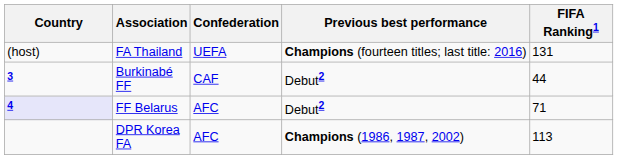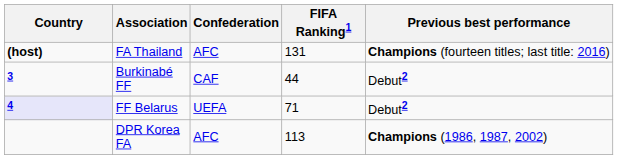columns swapped: (571, 23) <-> (406, 23)
(23, 52) normal -> (25, 52) bold
(210, 52) UEFA -> (206, 52) AFC
(206, 108) AFC -> (210, 108) UEFA
